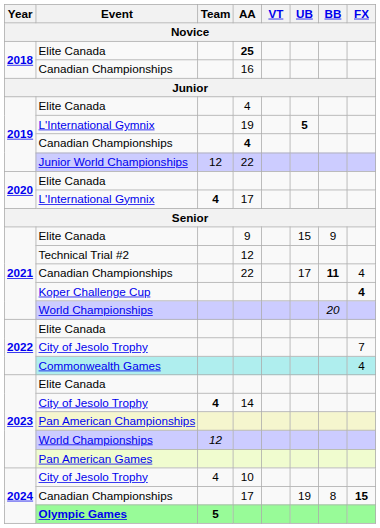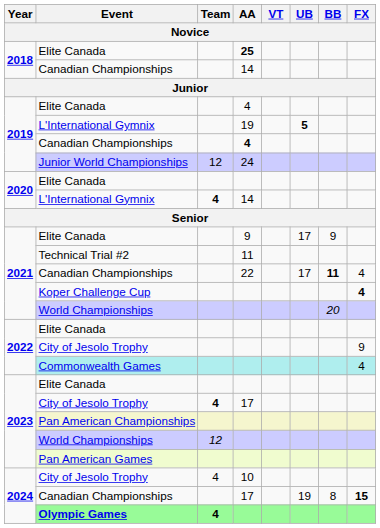(247, 69) 16 -> (247, 69) 14
(247, 162) 22 -> (247, 162) 24
(247, 199) 17 -> (247, 199) 14
(304, 236) 15 -> (304, 236) 17
(247, 255) 12 -> (247, 255) 11
(361, 347) 7 -> (361, 347) 9
(247, 403) 14 -> (247, 403) 17
(216, 514) 5 -> (216, 514) 4
